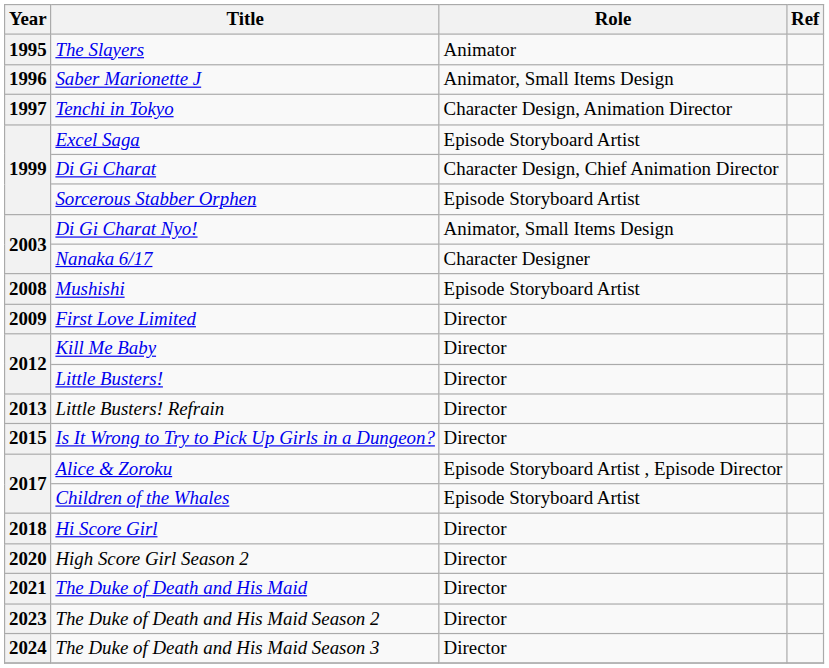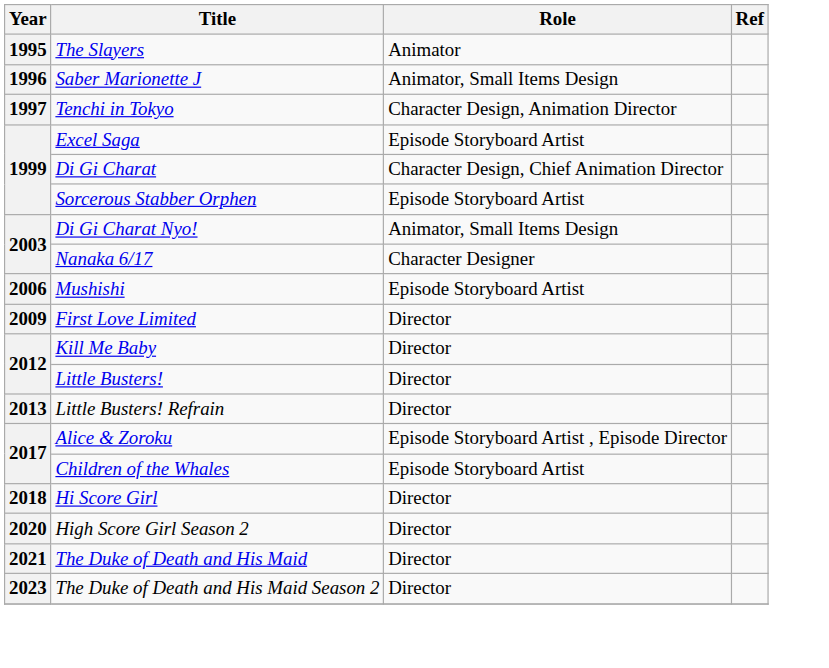(28, 288) 2008 -> (28, 288) 2006
- row: (245, 438)
- row: (217, 648)
